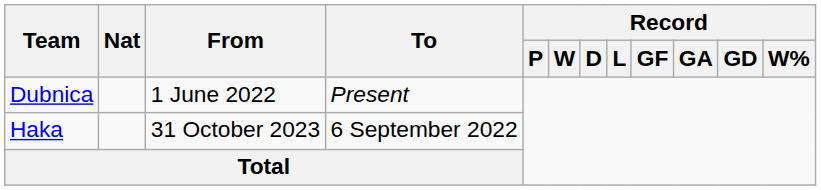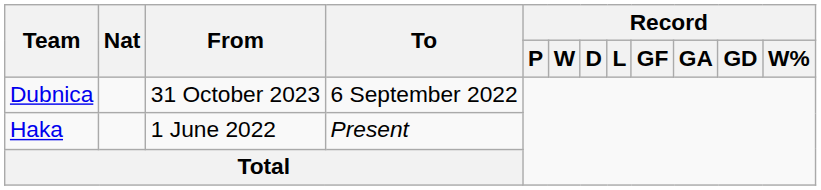(213, 94) 1 June 2022 -> (235, 94) 31 October 2023
(370, 94) Present -> (424, 94) 6 September 2022
(235, 130) 31 October 2023 -> (213, 130) 1 June 2022
(424, 130) 6 September 2022 -> (370, 130) Present
